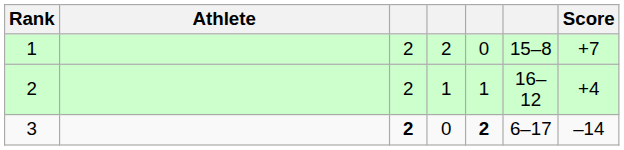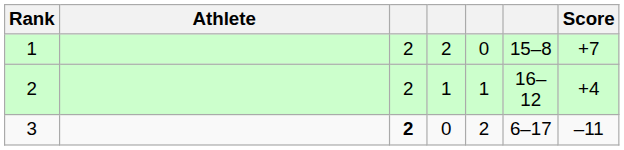(484, 129) bold -> (484, 129) normal
(589, 129) –14 -> (589, 129) –11
